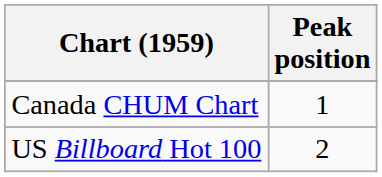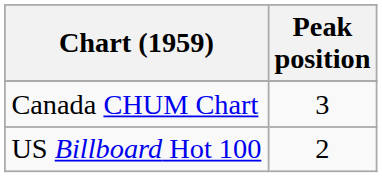(322, 103) 1 -> (322, 103) 3
